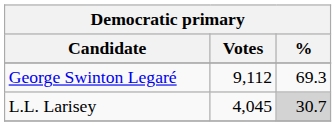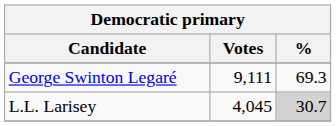(253, 77) 9,112 -> (253, 77) 9,111
